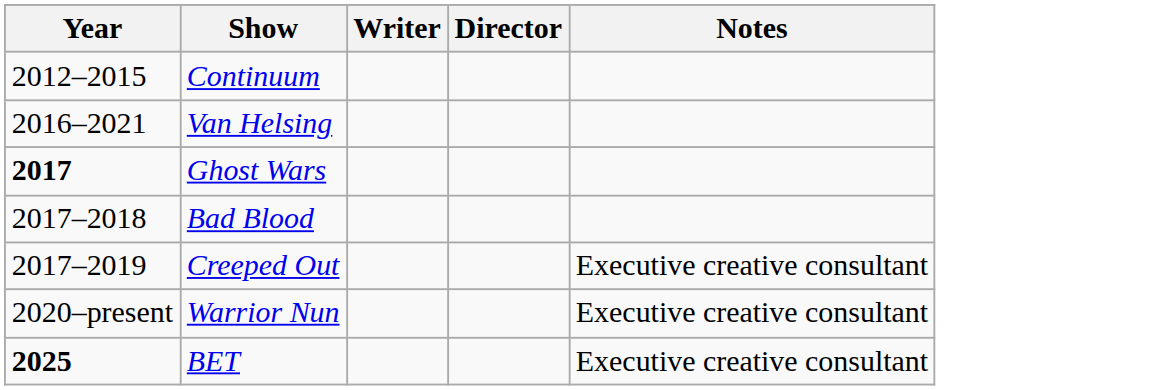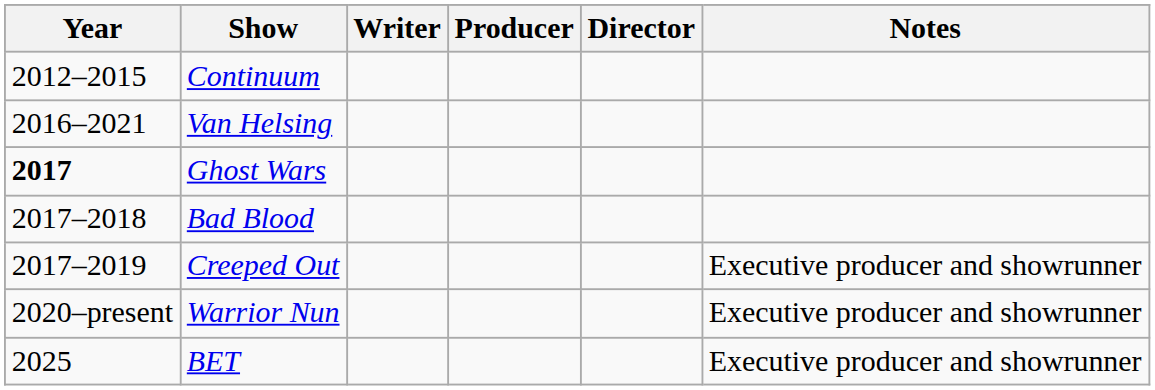+ column: (514, 28)
(752, 265) Executive creative consultant -> (925, 265) Executive producer and showrunner
(752, 312) Executive creative consultant -> (925, 312) Executive producer and showrunner
(42, 360) bold -> (42, 360) normal
(752, 360) Executive creative consultant -> (925, 360) Executive producer and showrunner
